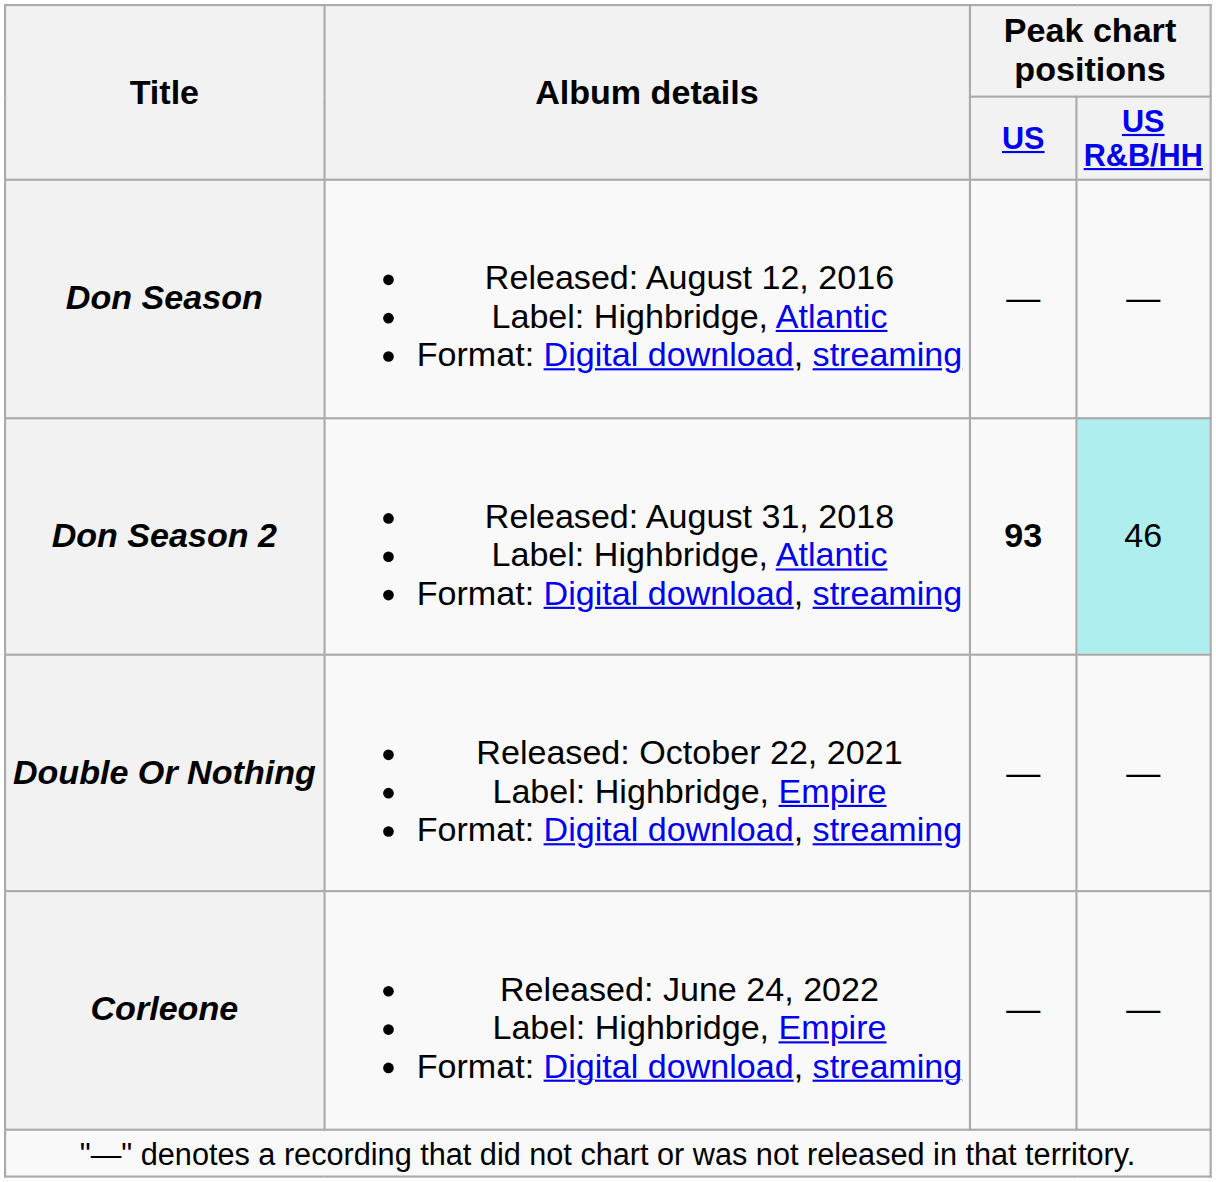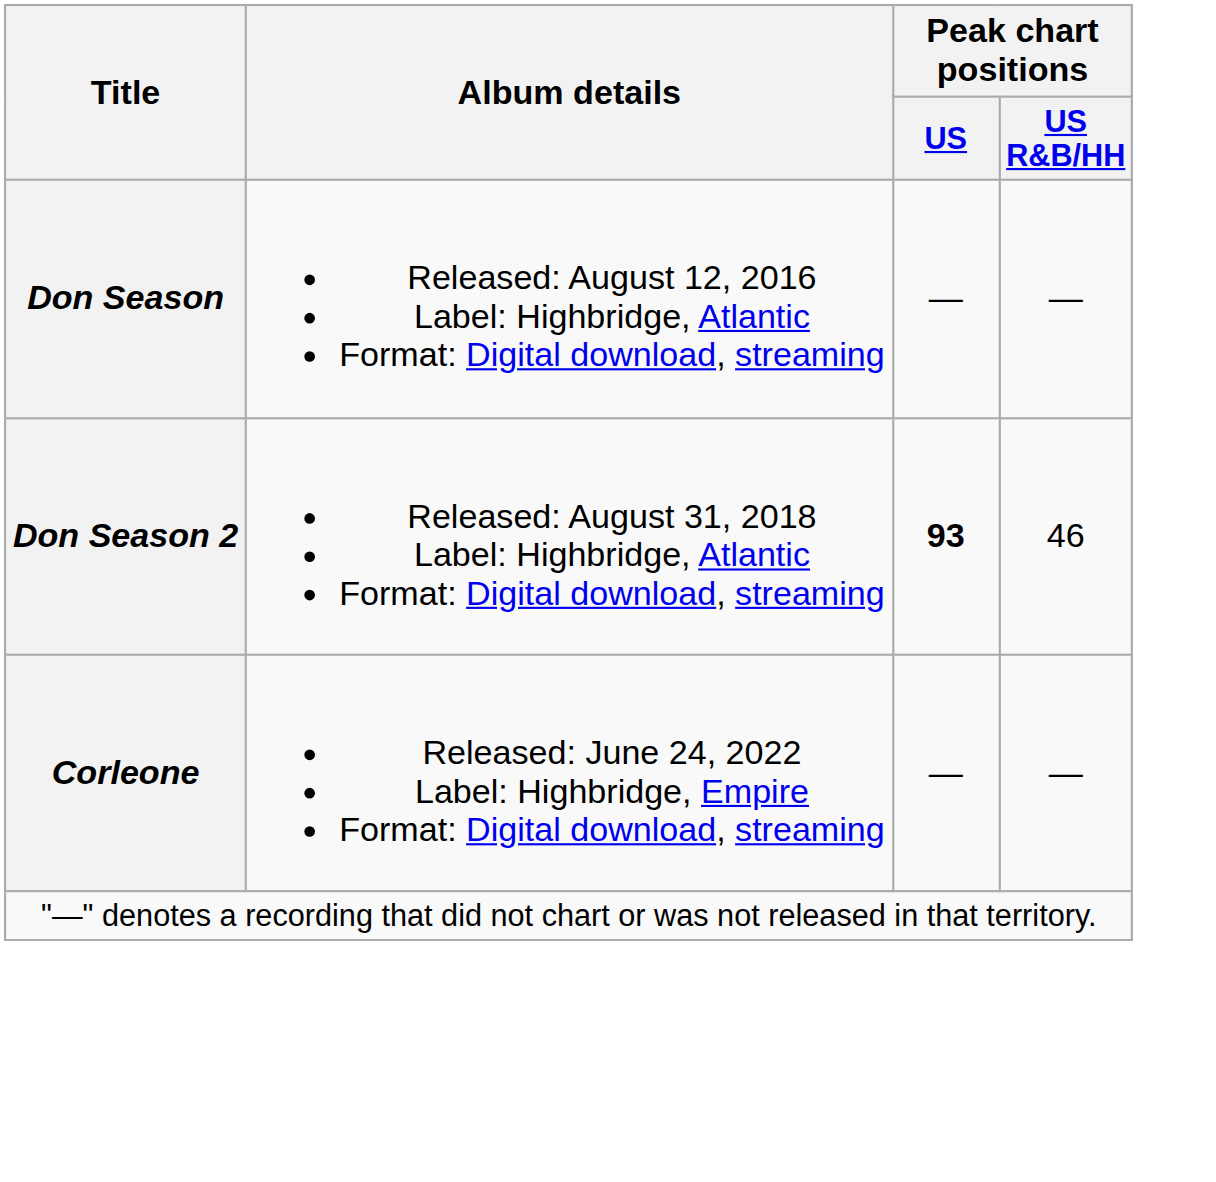(1143, 535) paleturquoise background -> (1066, 535) no background
- row: (164, 772)
